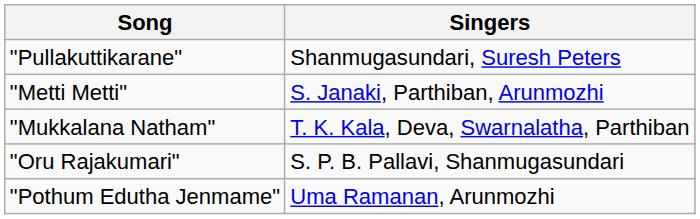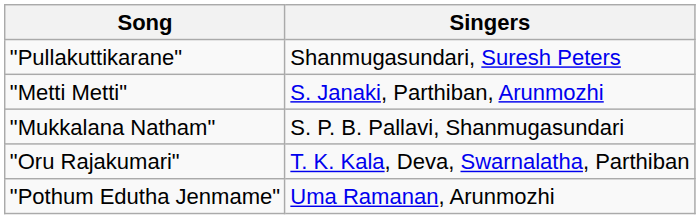(490, 127) T. K. Kala, Deva, Swarnalatha, Parthiban -> (457, 127) S. P. B. Pallavi, Shanmugasundari
(457, 162) S. P. B. Pallavi, Shanmugasundari -> (490, 162) T. K. Kala, Deva, Swarnalatha, Parthiban
